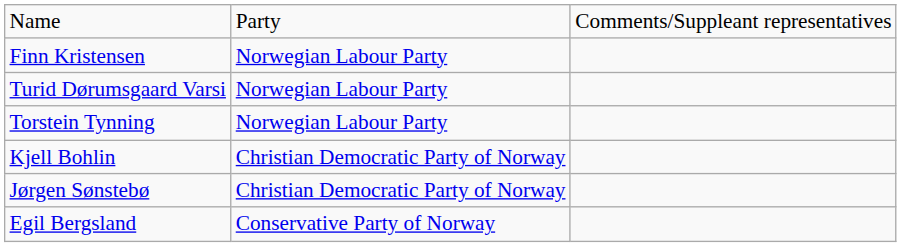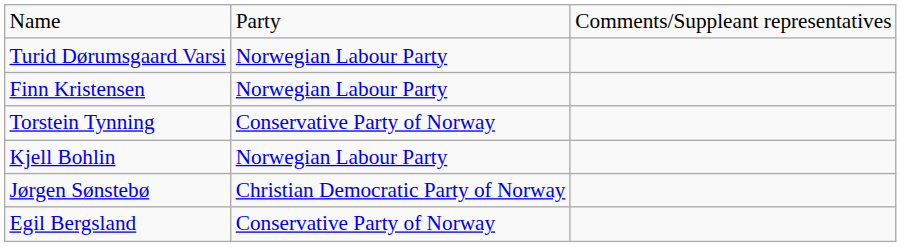rows swapped: (77, 55) <-> (118, 88)
(342, 122) Norwegian Labour Party -> (365, 122) Conservative Party of Norway
(401, 156) Christian Democratic Party of Norway -> (342, 156) Norwegian Labour Party
